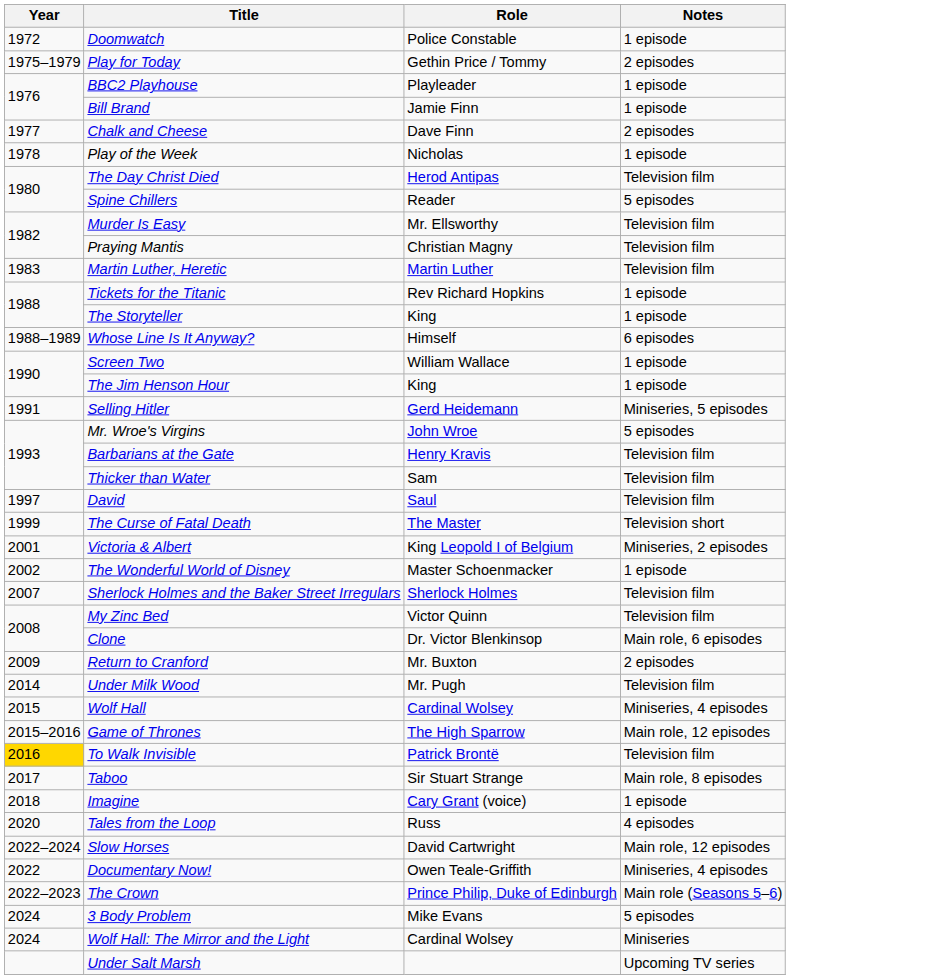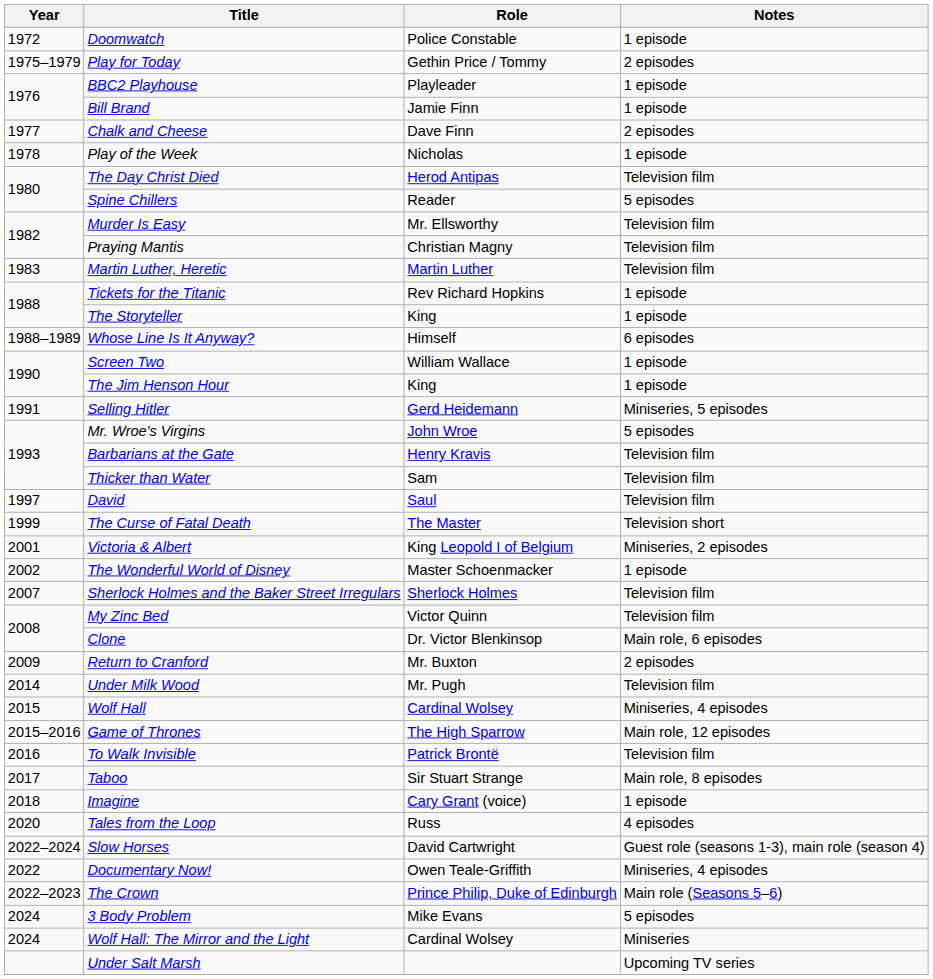(24, 754) gold background -> (24, 754) no background
(697, 847) Main role, 12 episodes -> (774, 847) Guest role (seasons 1-3), main role (season 4)
